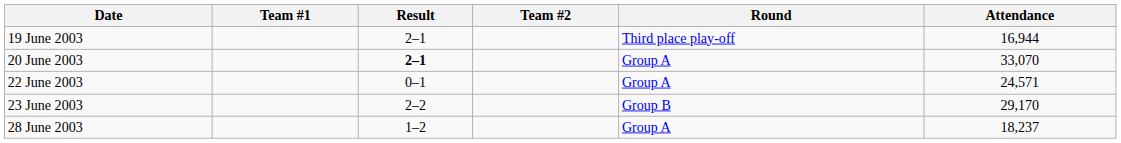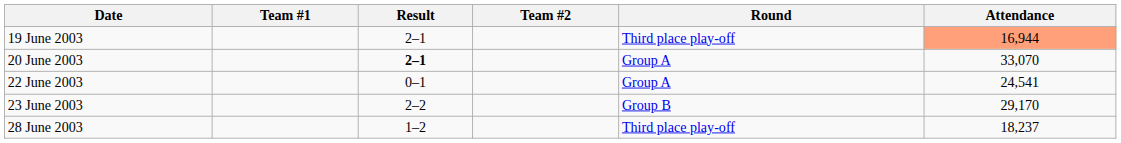(1020, 37) no background -> (1020, 37) lightsalmon background
(1020, 82) 24,571 -> (1020, 82) 24,541
(646, 127) Group A -> (678, 127) Third place play-off
